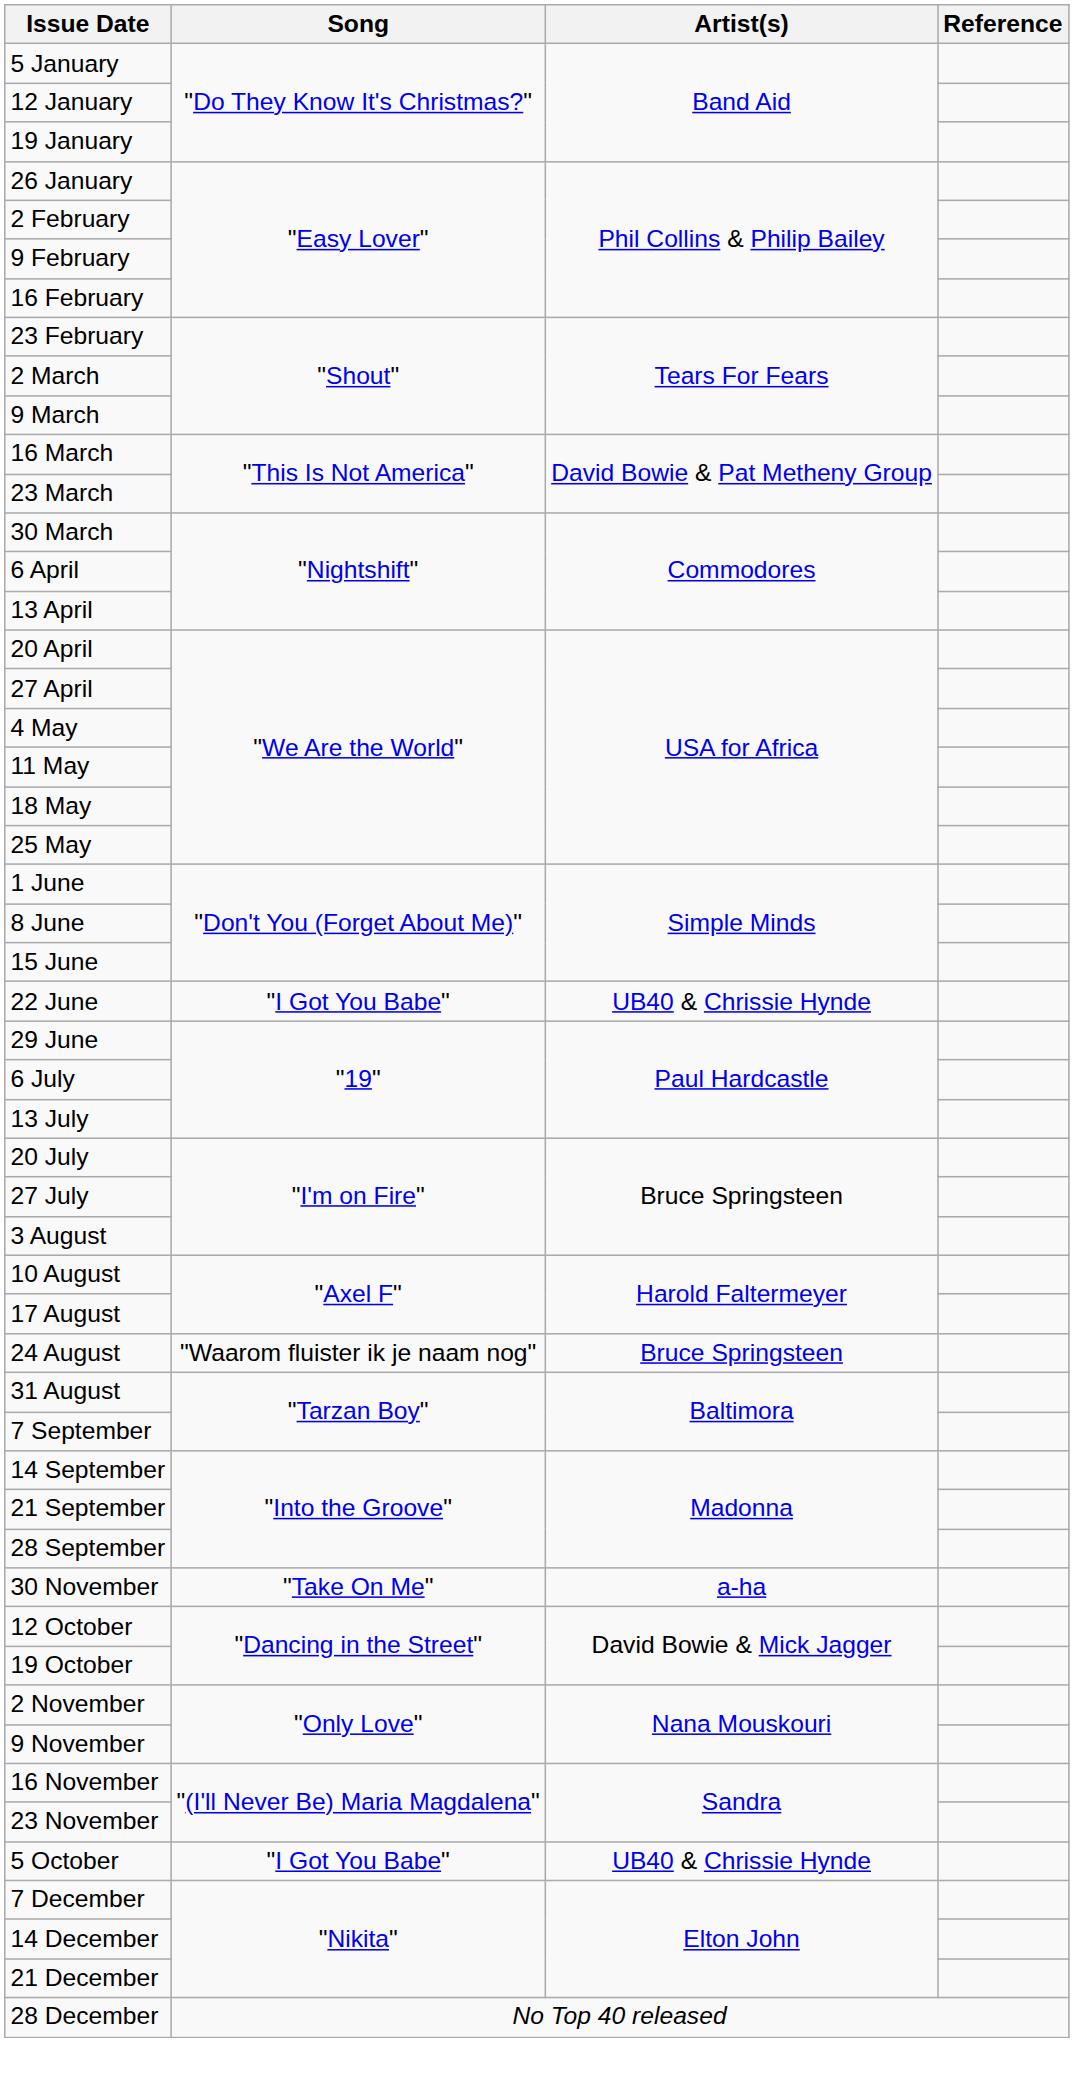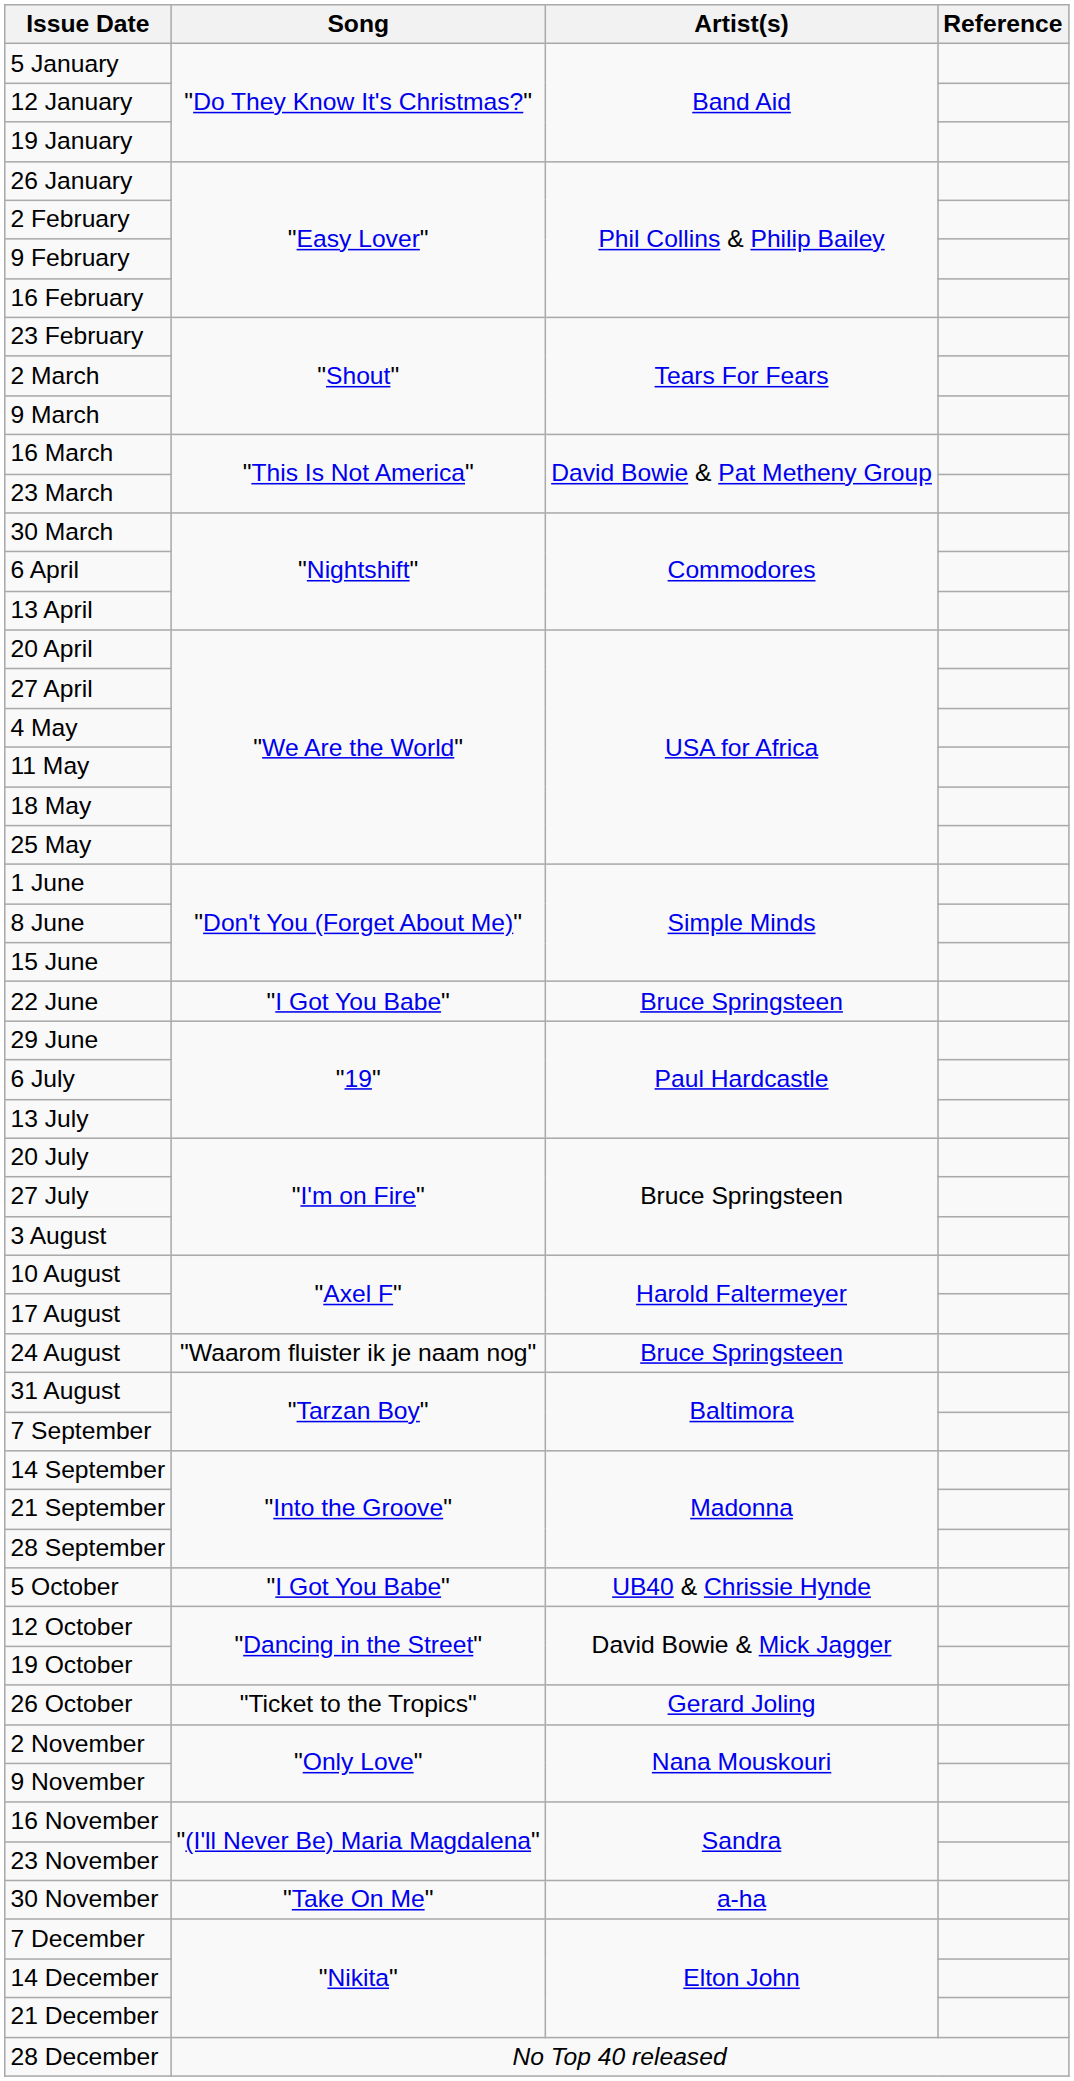(742, 1000) UB40 & Chrissie Hynde -> (742, 1000) Bruce Springsteen
rows swapped: (65, 1860) <-> (84, 1587)
+ row: (71, 1704)
